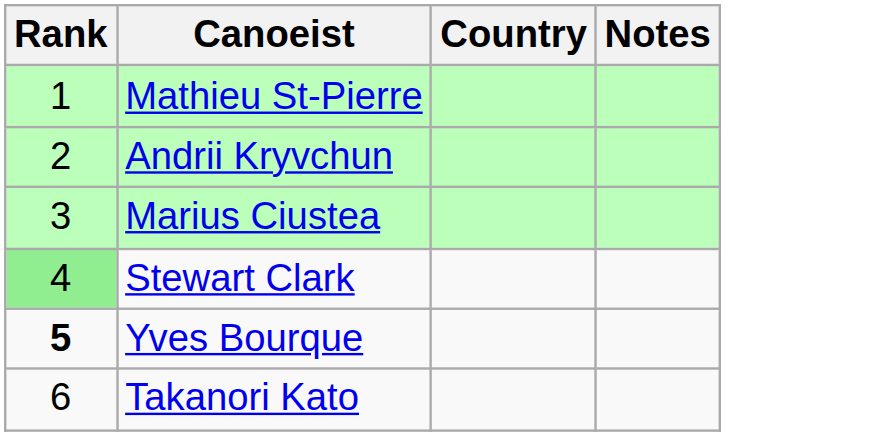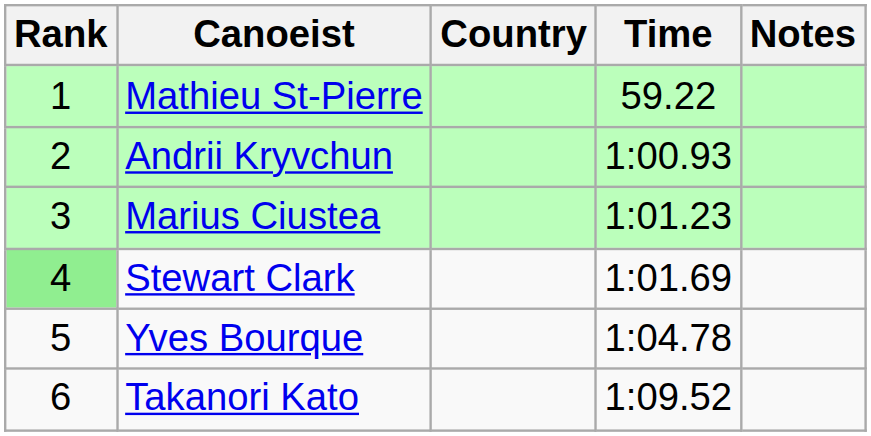+ column: (668, 34)
(61, 338) bold -> (61, 338) normal
